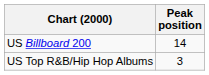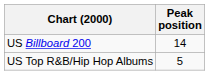(180, 61) 3 -> (180, 61) 5
